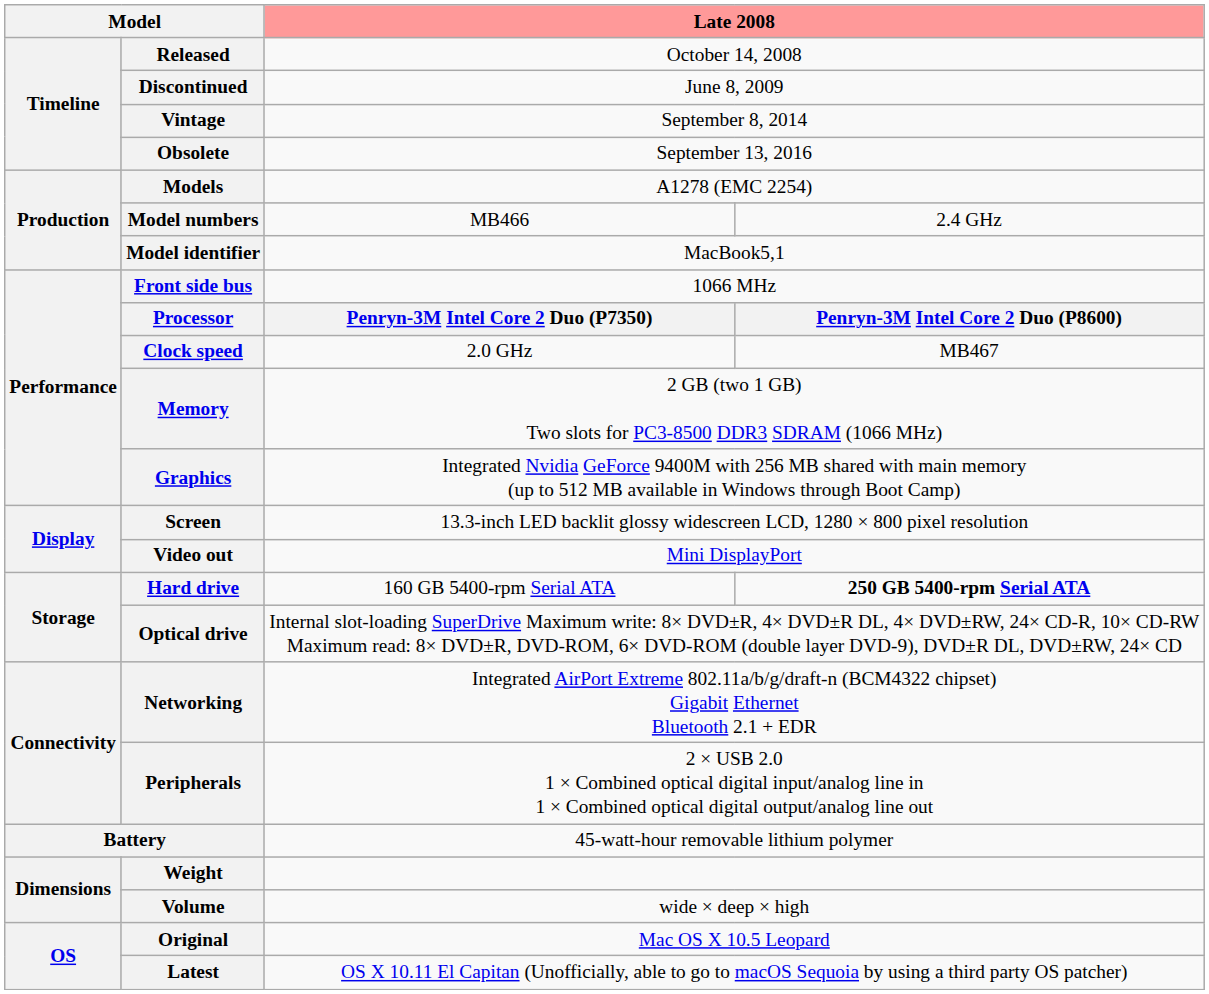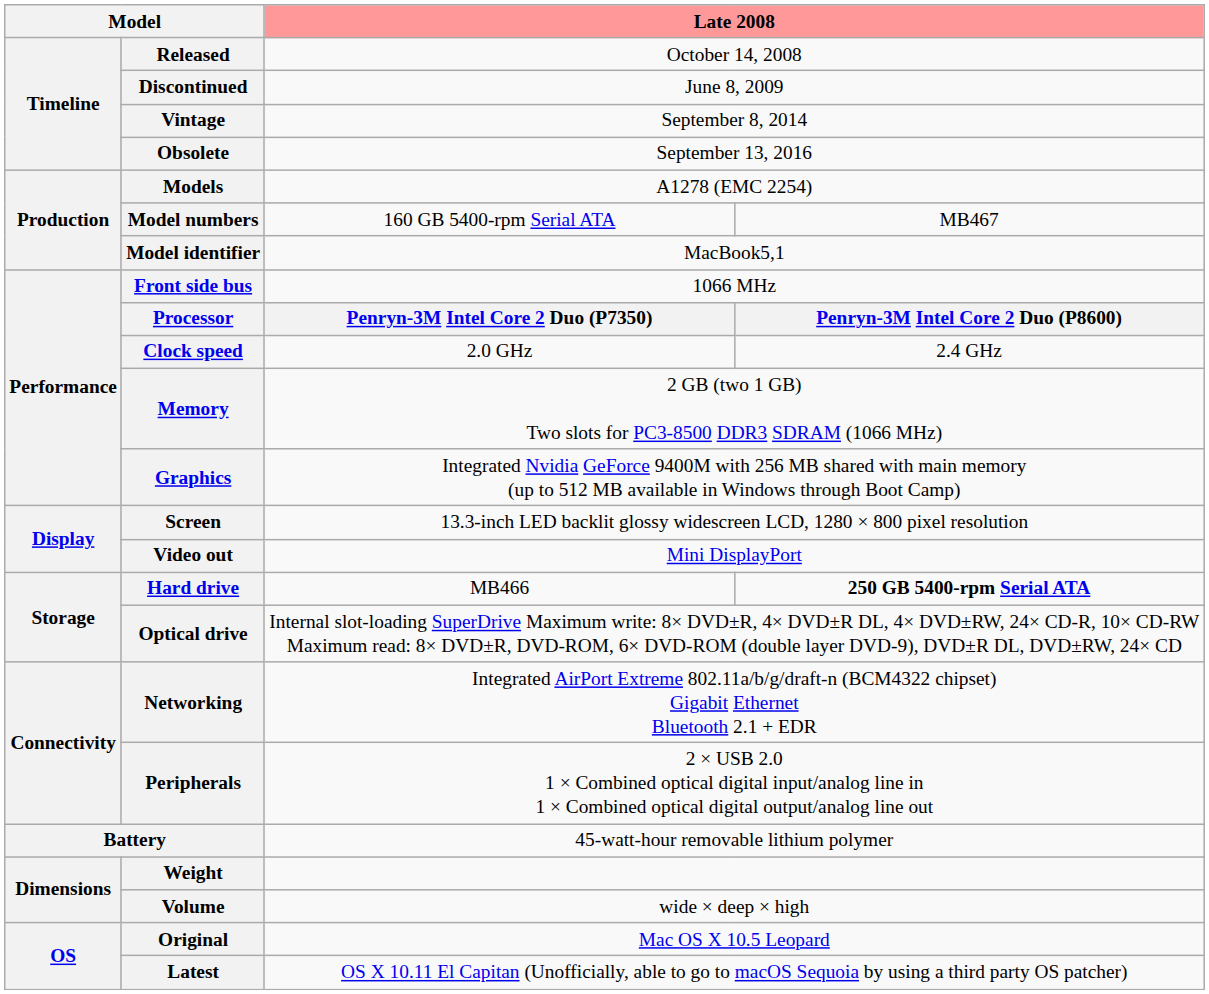(499, 219) MB466 -> (499, 219) 160 GB 5400-rpm Serial ATA
(969, 219) 2.4 GHz -> (969, 219) MB467
(969, 351) MB467 -> (969, 351) 2.4 GHz
(499, 588) 160 GB 5400-rpm Serial ATA -> (499, 588) MB466
